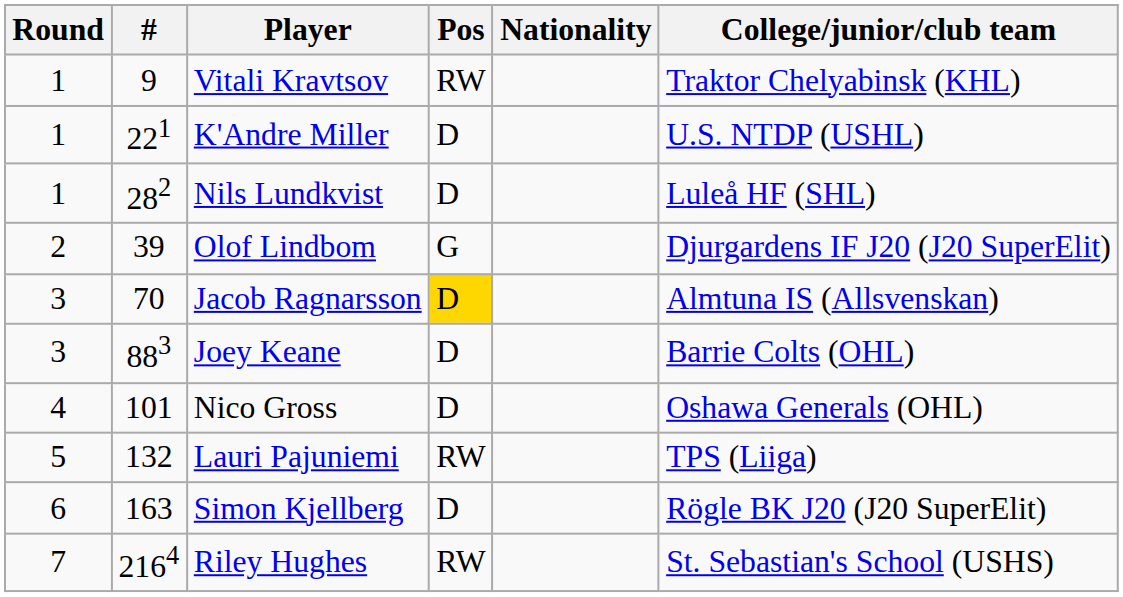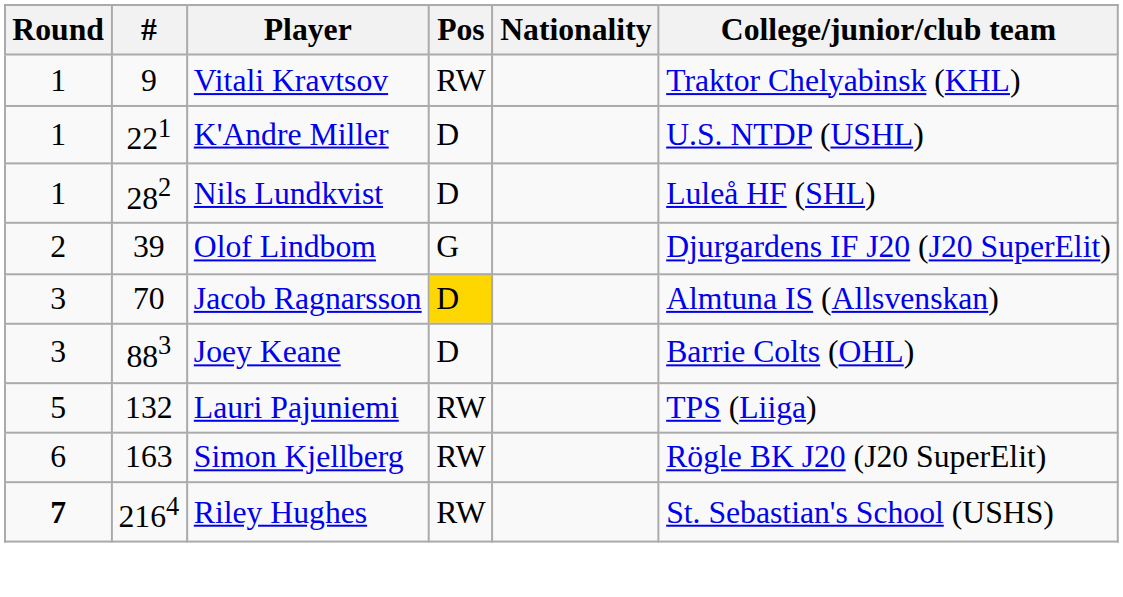- row: (266, 407)
(448, 507) D -> (461, 457) RW
(58, 562) normal -> (58, 511) bold
